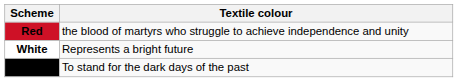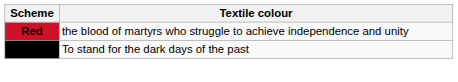- row: (32, 49)
